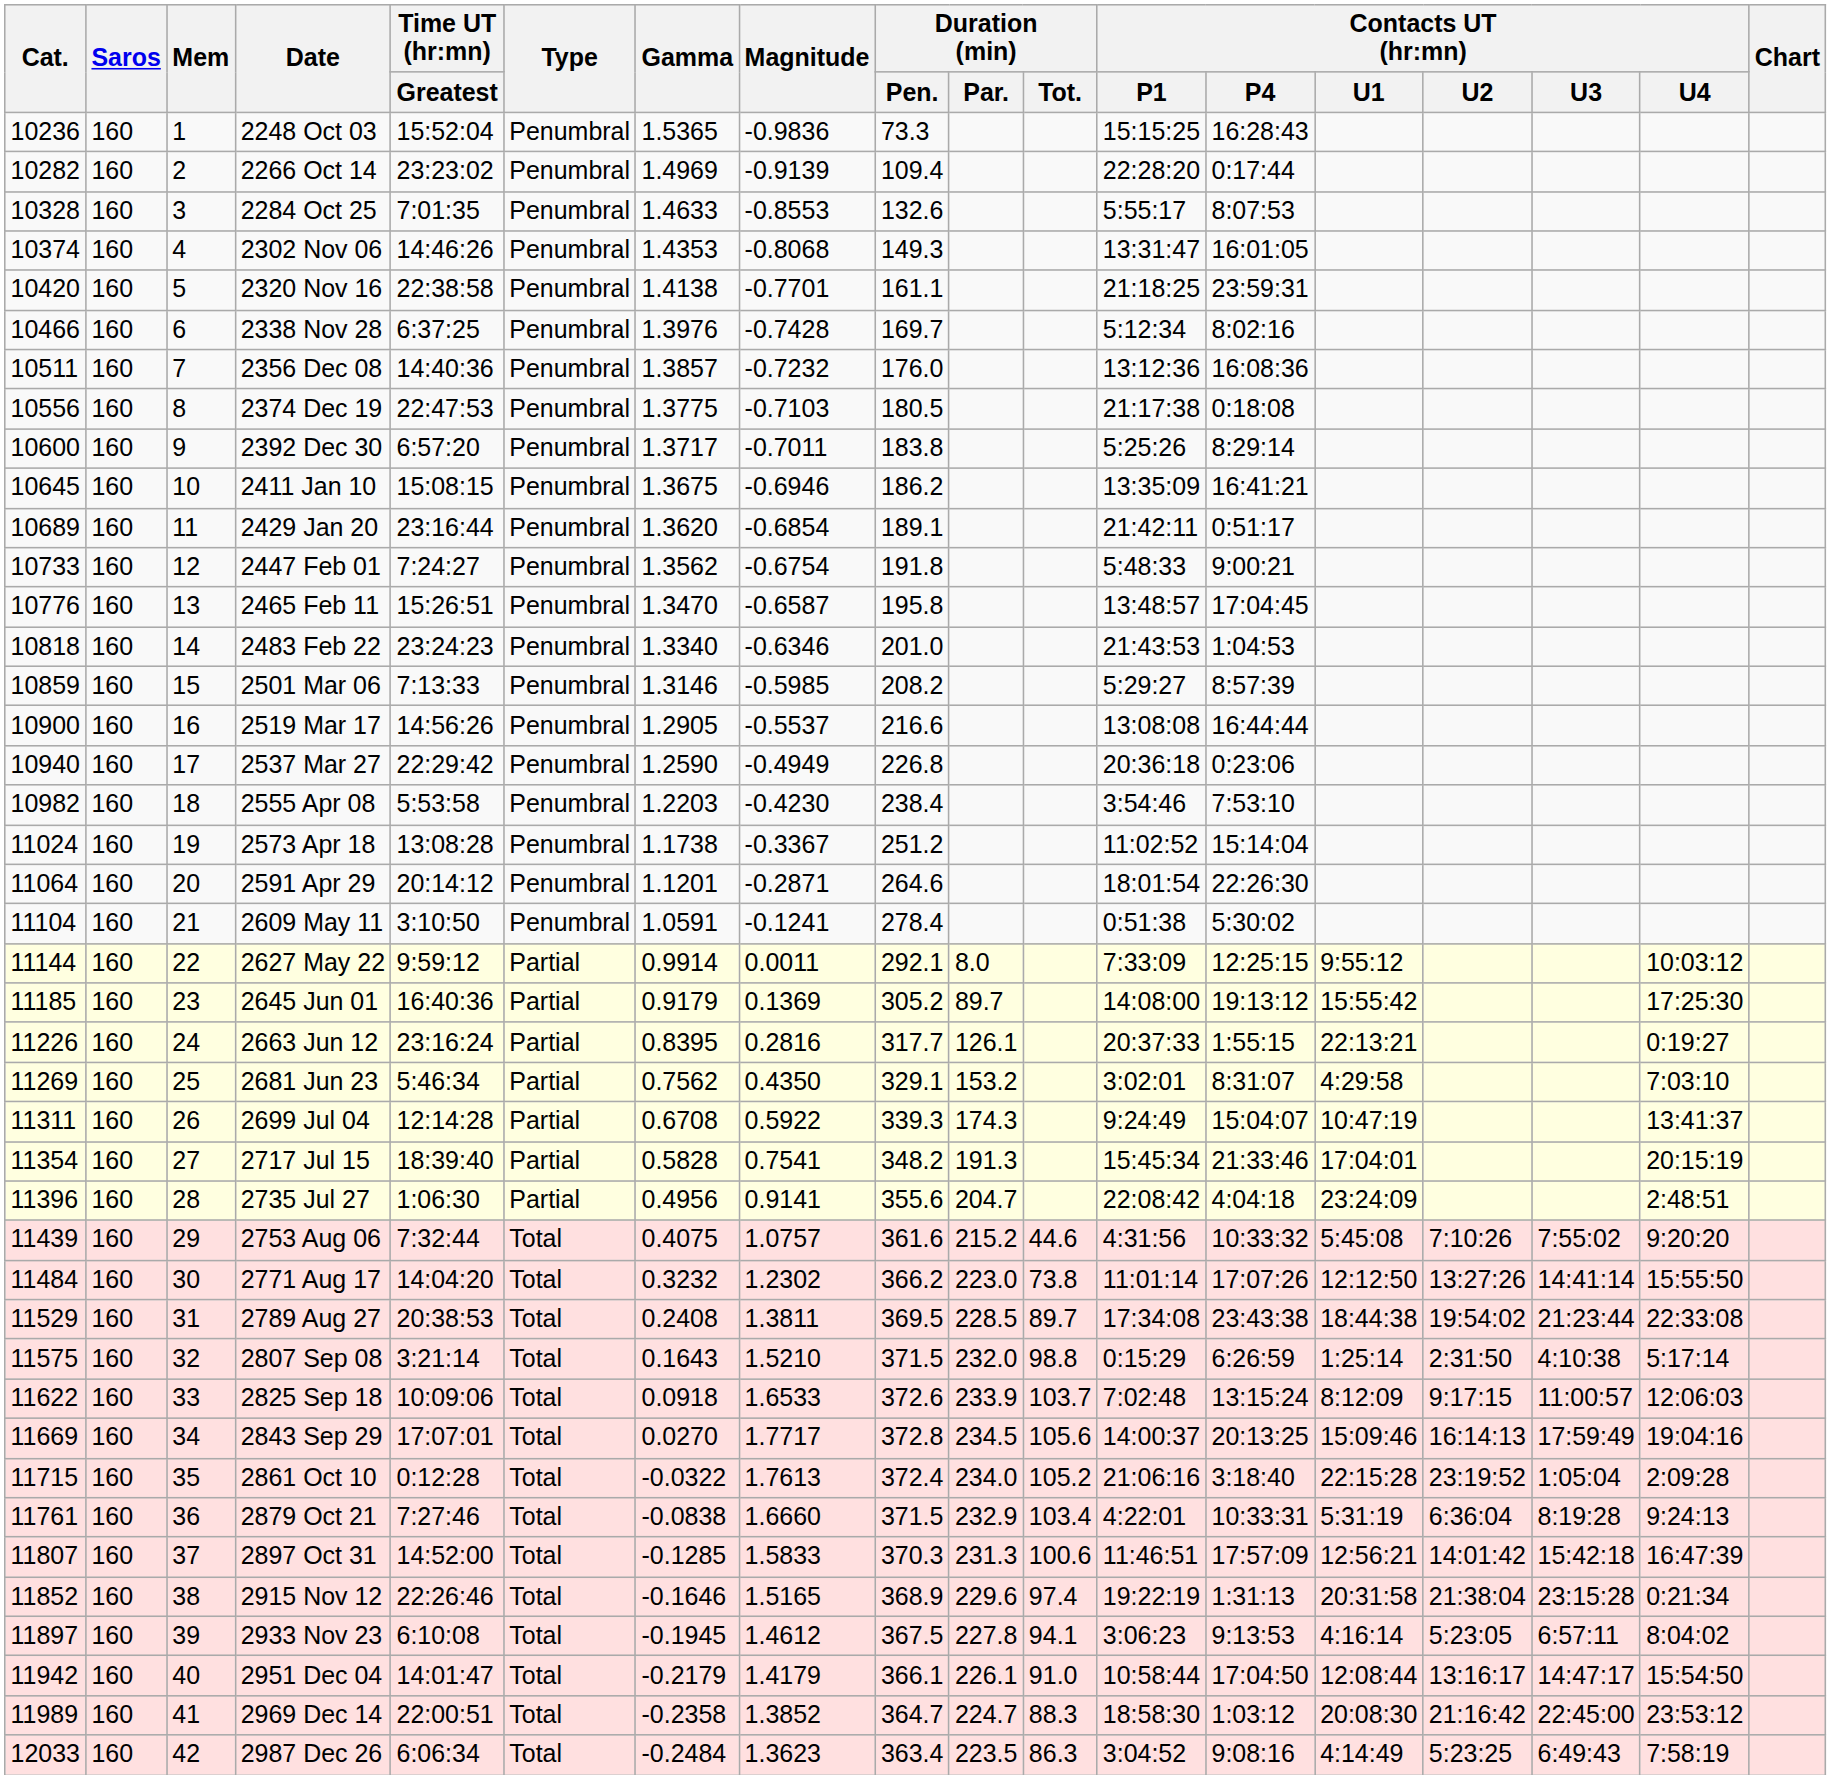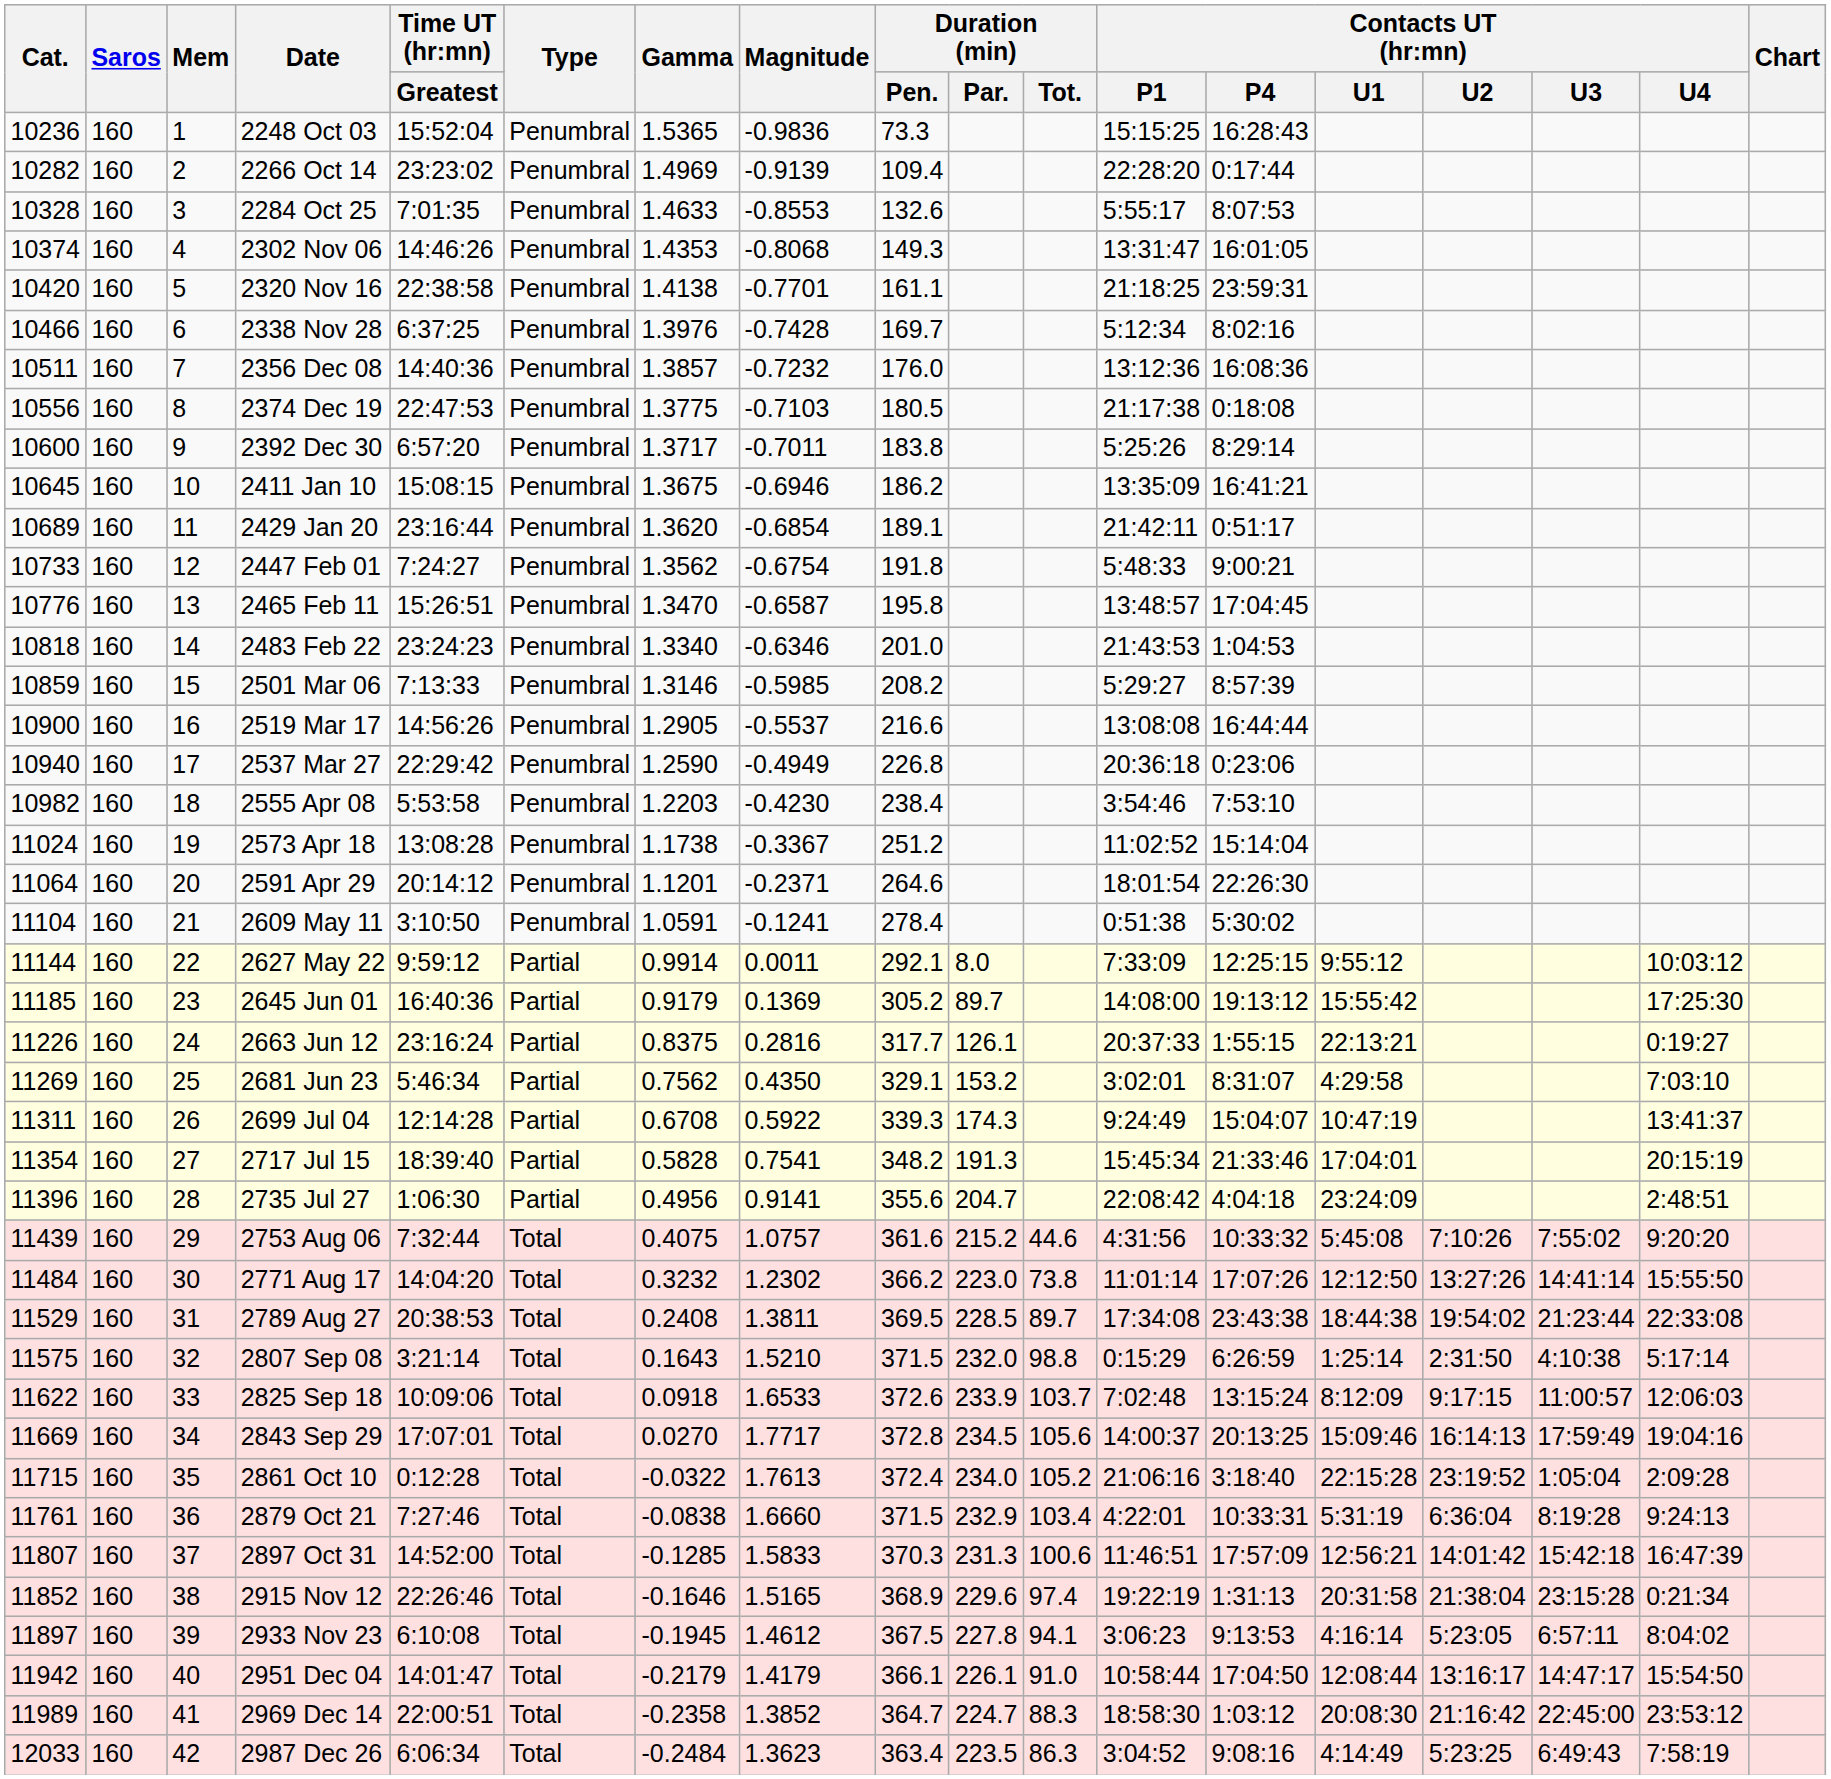(787, 883) -0.2871 -> (787, 883) -0.2371
(680, 1041) 0.8395 -> (680, 1041) 0.8375
